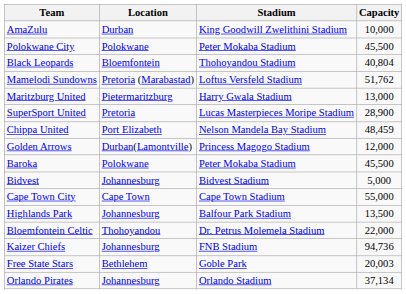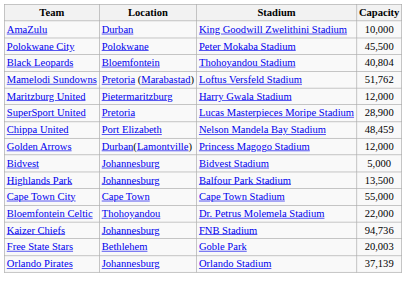(379, 96) 13,000 -> (379, 96) 12,000
- row: (22, 163)
rows swapped: (39, 213) <-> (41, 197)
(379, 280) 37,134 -> (379, 264) 37,139
